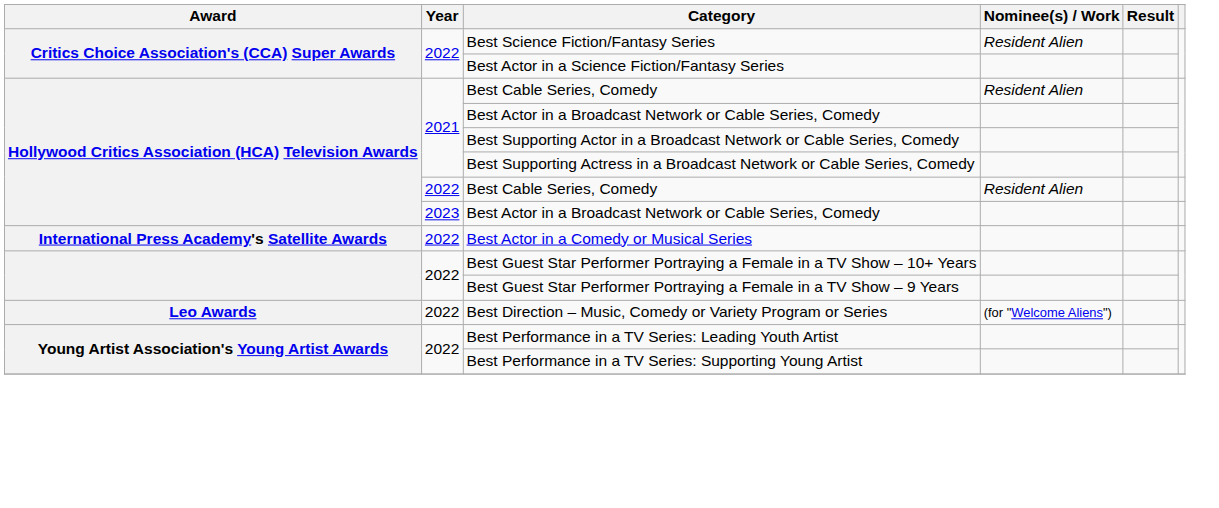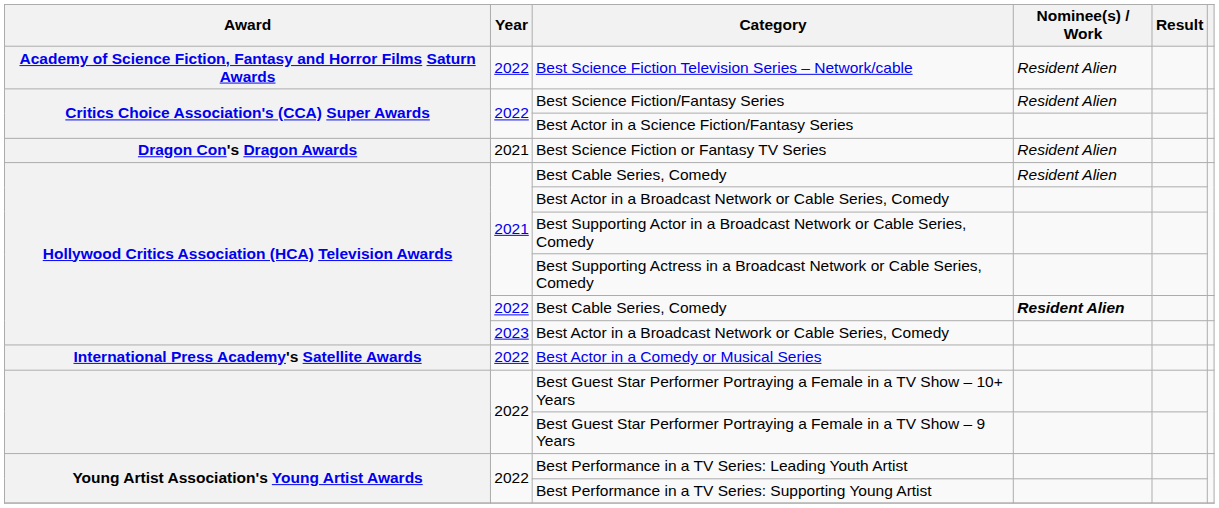+ row: (512, 67)
+ row: (512, 150)
(1033, 189) normal -> (1071, 308) bold
- row: (442, 312)
